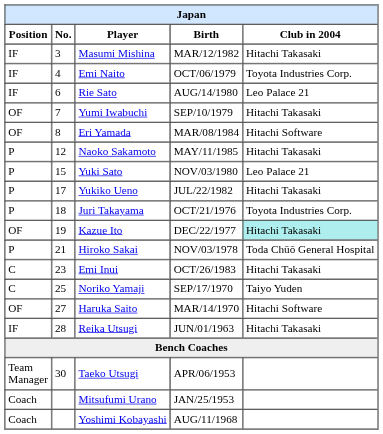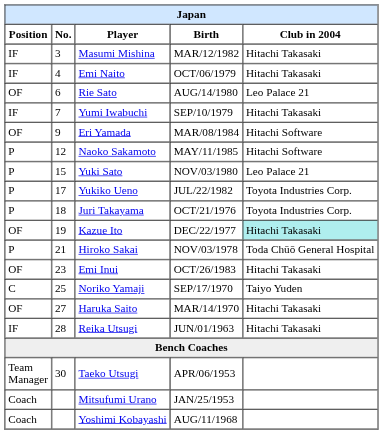(299, 73) Toyota Industries Corp. -> (284, 73) Hitachi Takasaki
(13, 93) IF -> (15, 93) OF
(15, 112) OF -> (13, 112) IF
(58, 132) 8 -> (58, 132) 9
(284, 151) Hitachi Takasaki -> (284, 151) Hitachi Software
(284, 191) Hitachi Takasaki -> (299, 191) Toyota Industries Corp.
(12, 269) C -> (15, 269) OF
(284, 308) Hitachi Software -> (284, 308) Hitachi Takasaki
